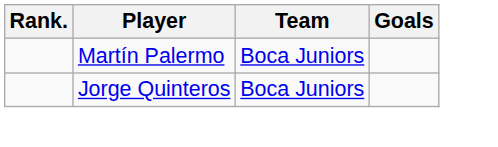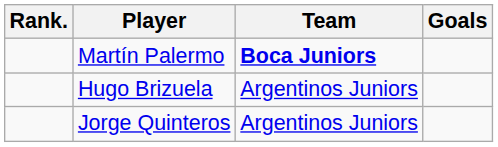(302, 55) normal -> (308, 55) bold
+ row: (145, 89)
(302, 89) Boca Juniors -> (329, 123) Argentinos Juniors
